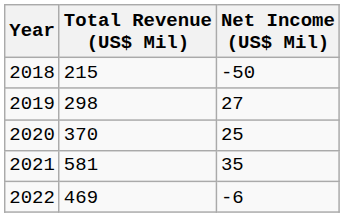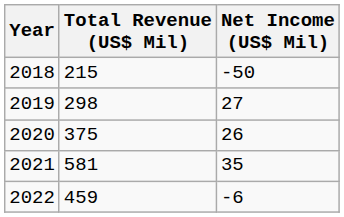(81, 135) 370 -> (81, 135) 375
(232, 135) 25 -> (232, 135) 26
(81, 197) 469 -> (81, 197) 459
